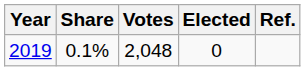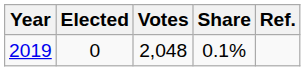columns swapped: (217, 19) <-> (87, 19)
